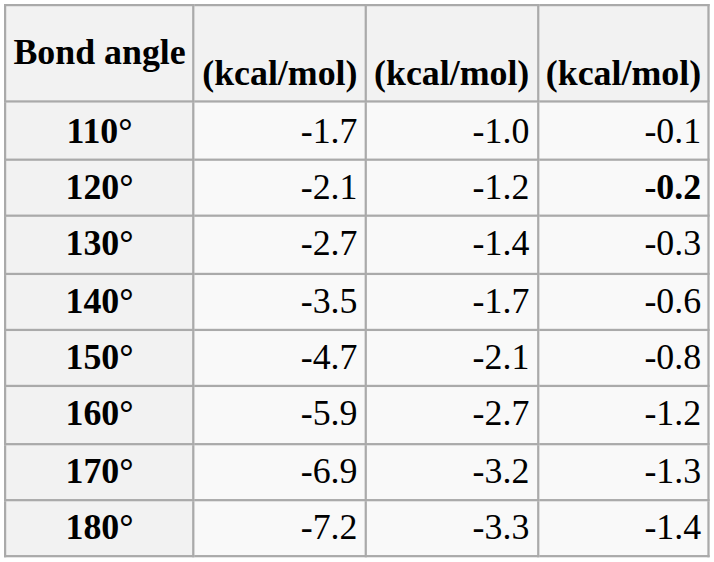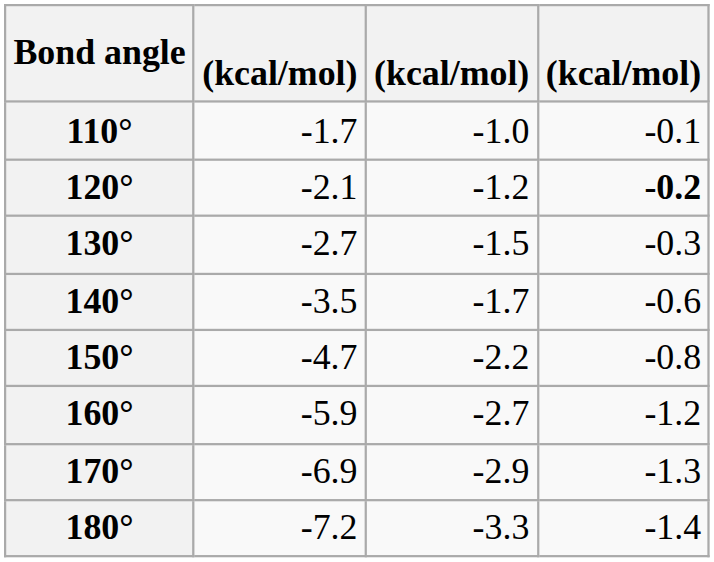(501, 243) -1.4 -> (501, 243) -1.5
(501, 357) -2.1 -> (501, 357) -2.2
(501, 471) -3.2 -> (501, 471) -2.9
